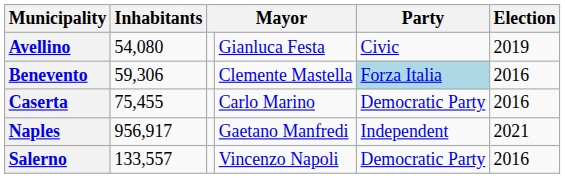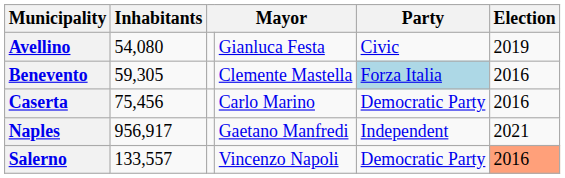(139, 74) 59,306 -> (139, 74) 59,305
(139, 103) 75,455 -> (139, 103) 75,456
(511, 159) no background -> (511, 159) lightsalmon background
